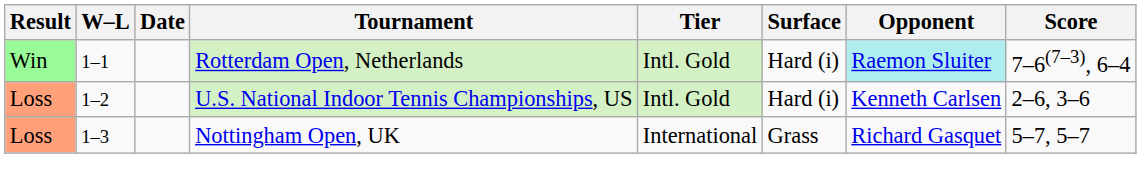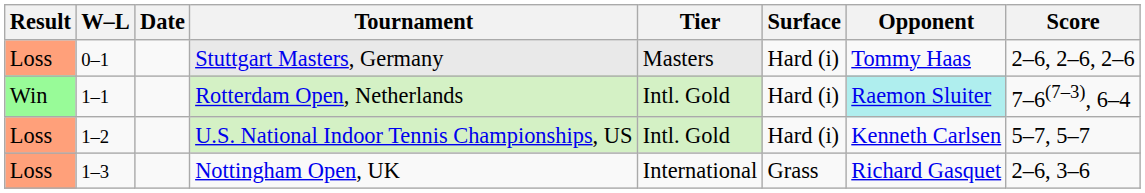+ row: (319, 57)
(1051, 99) 2–6, 3–6 -> (1051, 134) 5–7, 5–7
(1051, 134) 5–7, 5–7 -> (1051, 170) 2–6, 3–6
